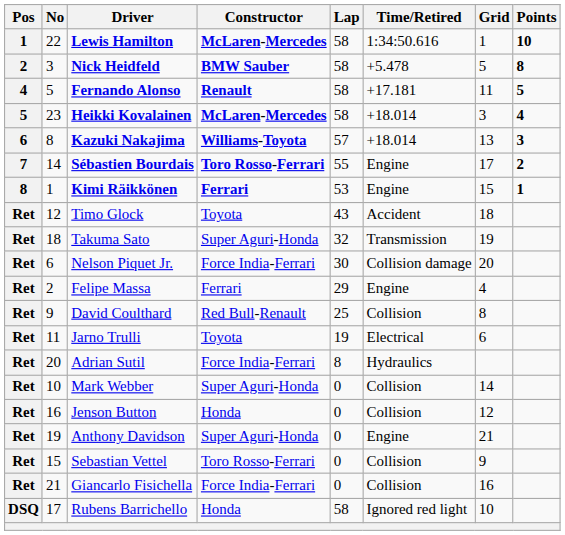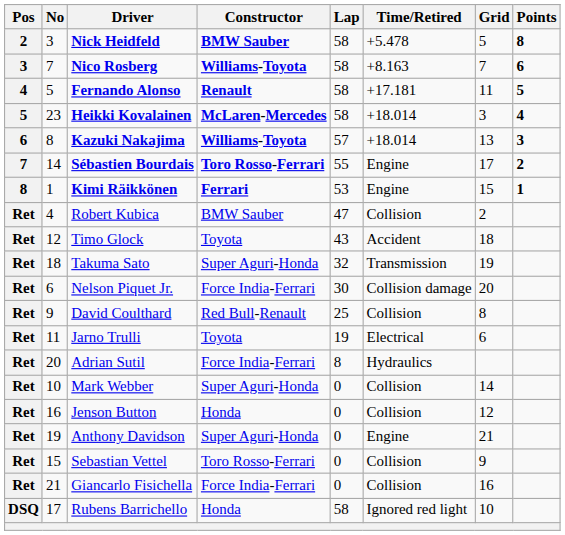- row: (122, 41)
+ row: (114, 65)
+ row: (115, 213)
- row: (111, 287)
